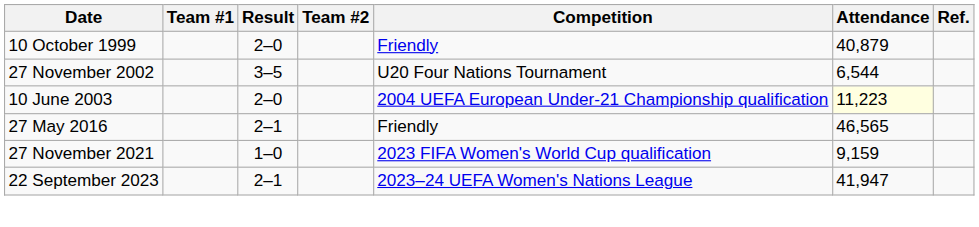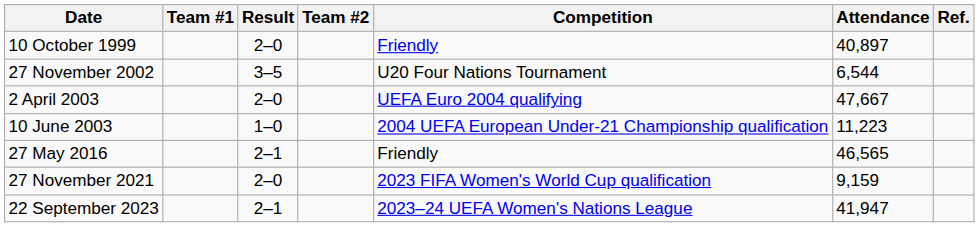(862, 45) 40,879 -> (862, 45) 40,897
+ row: (54, 99)
(268, 99) 2–0 -> (268, 126) 1–0
(862, 99) lightyellow background -> (862, 126) no background
(268, 153) 1–0 -> (268, 180) 2–0
